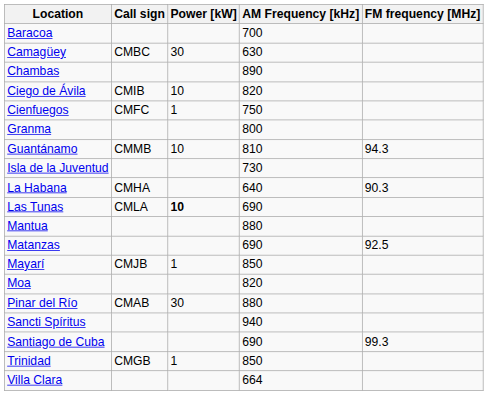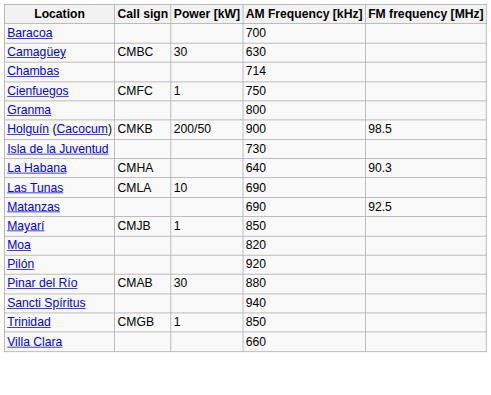(252, 71) 890 -> (256, 71) 714
- row: (46, 91)
- row: (42, 149)
+ row: (60, 129)
(177, 206) bold -> (181, 187) normal
- row: (27, 226)
+ row: (21, 264)
- row: (56, 341)
(252, 380) 664 -> (256, 341) 660
